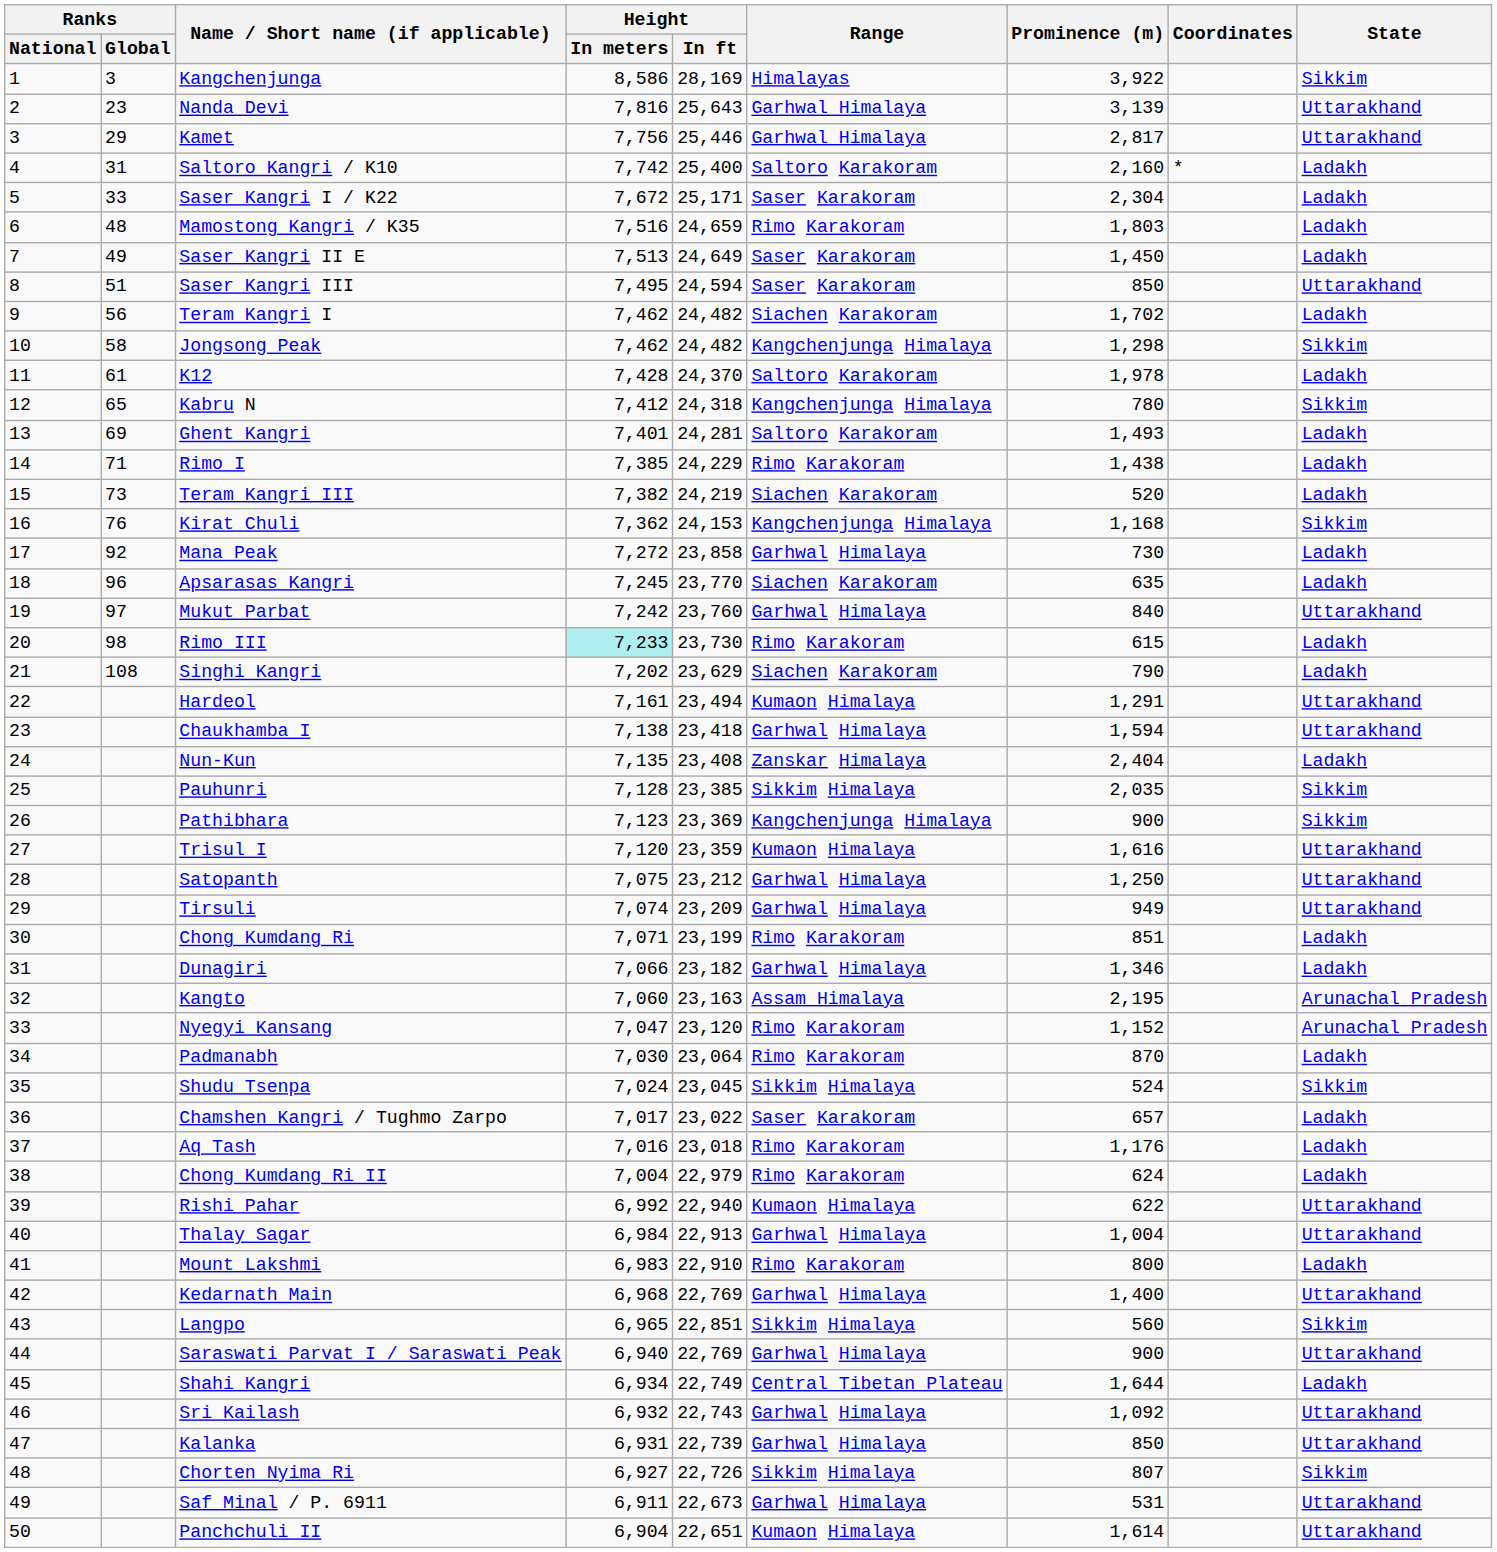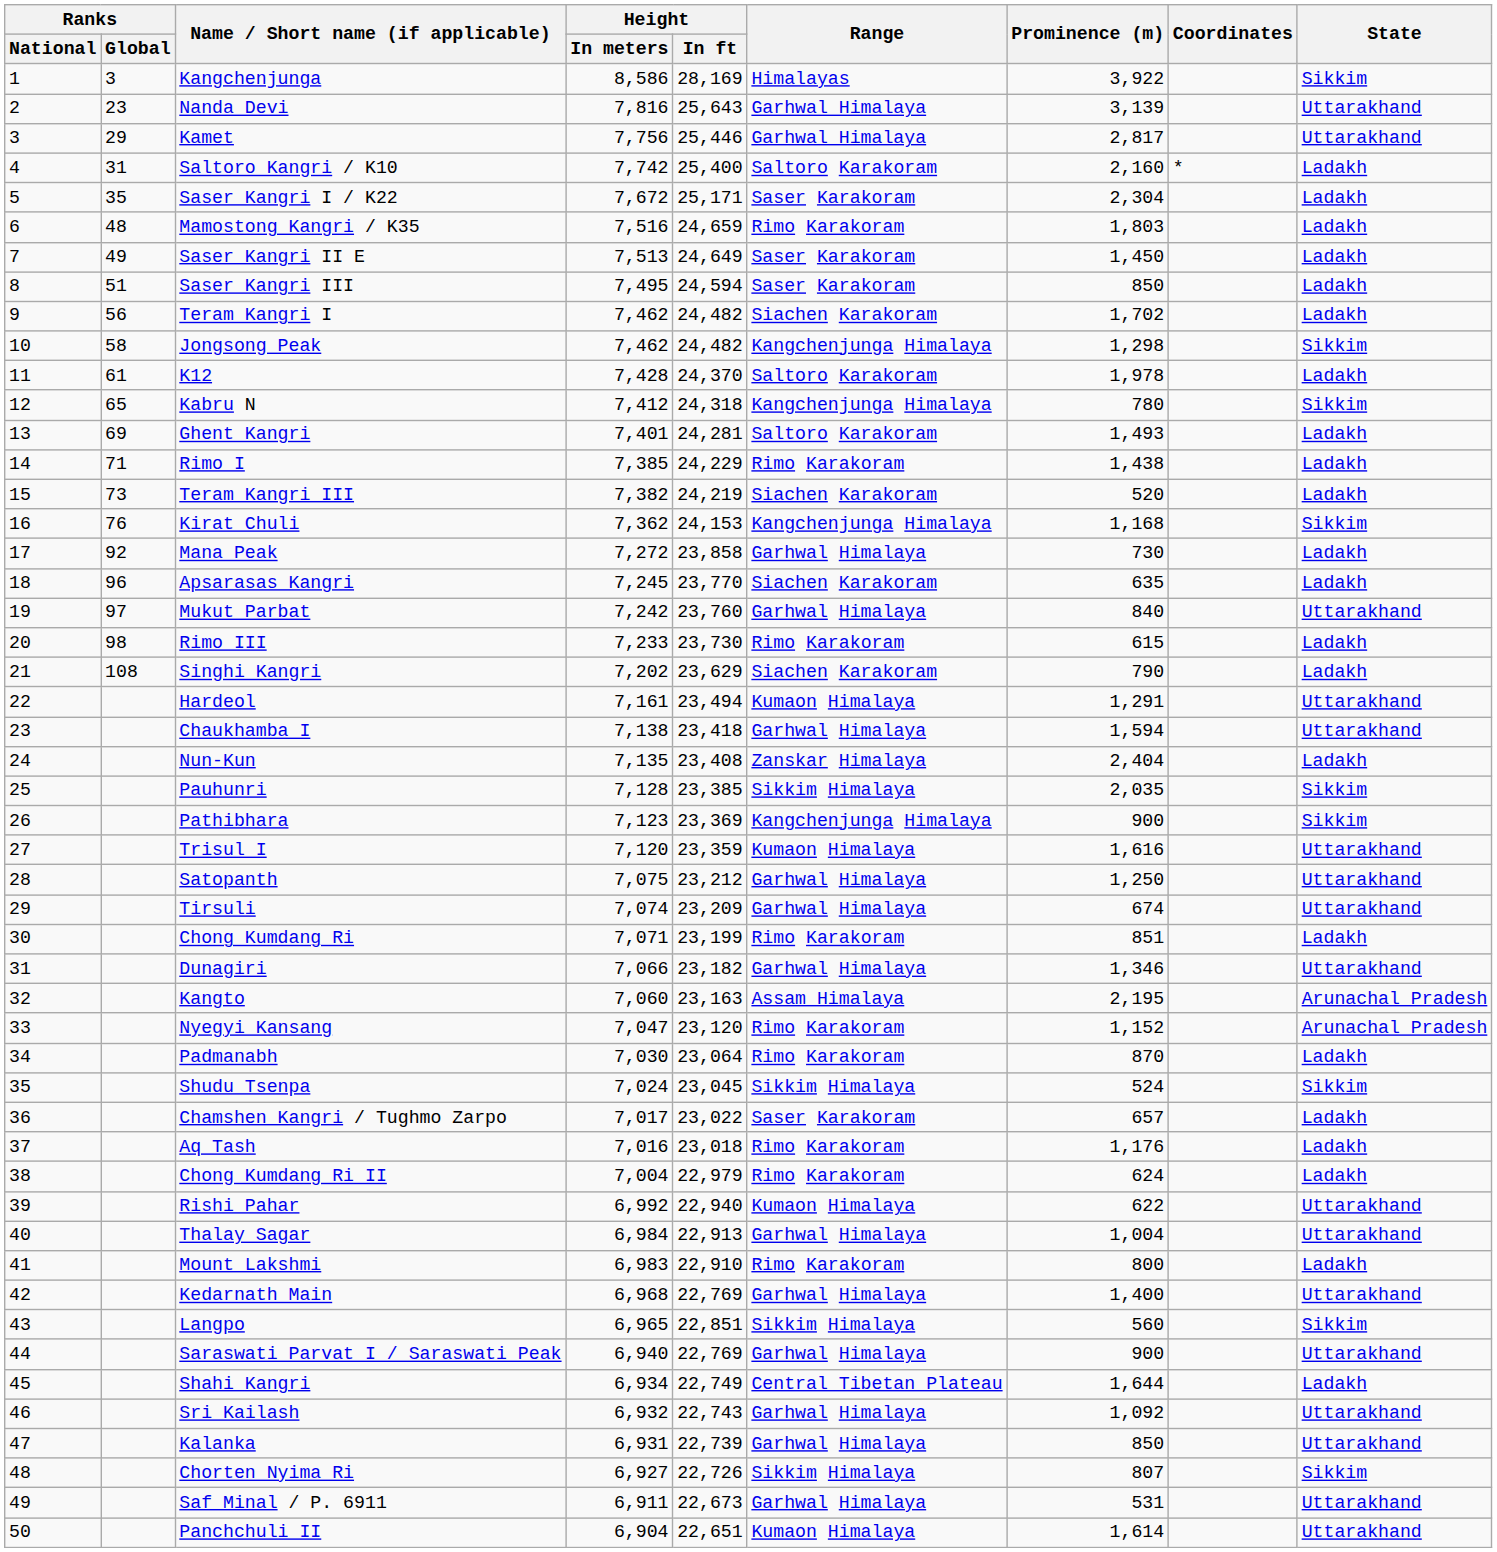(116, 198) 33 -> (116, 198) 35
(1362, 286) Uttarakhand -> (1334, 286) Ladakh
(641, 642) paleturquoise background -> (641, 642) no background
(1148, 909) 949 -> (1148, 909) 674
(1334, 969) Ladakh -> (1362, 969) Uttarakhand
